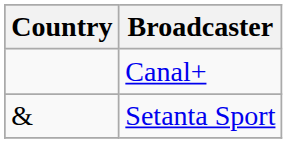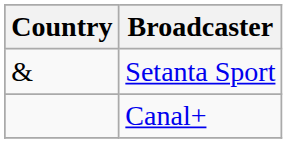rows swapped: (166, 71) <-> (200, 115)
